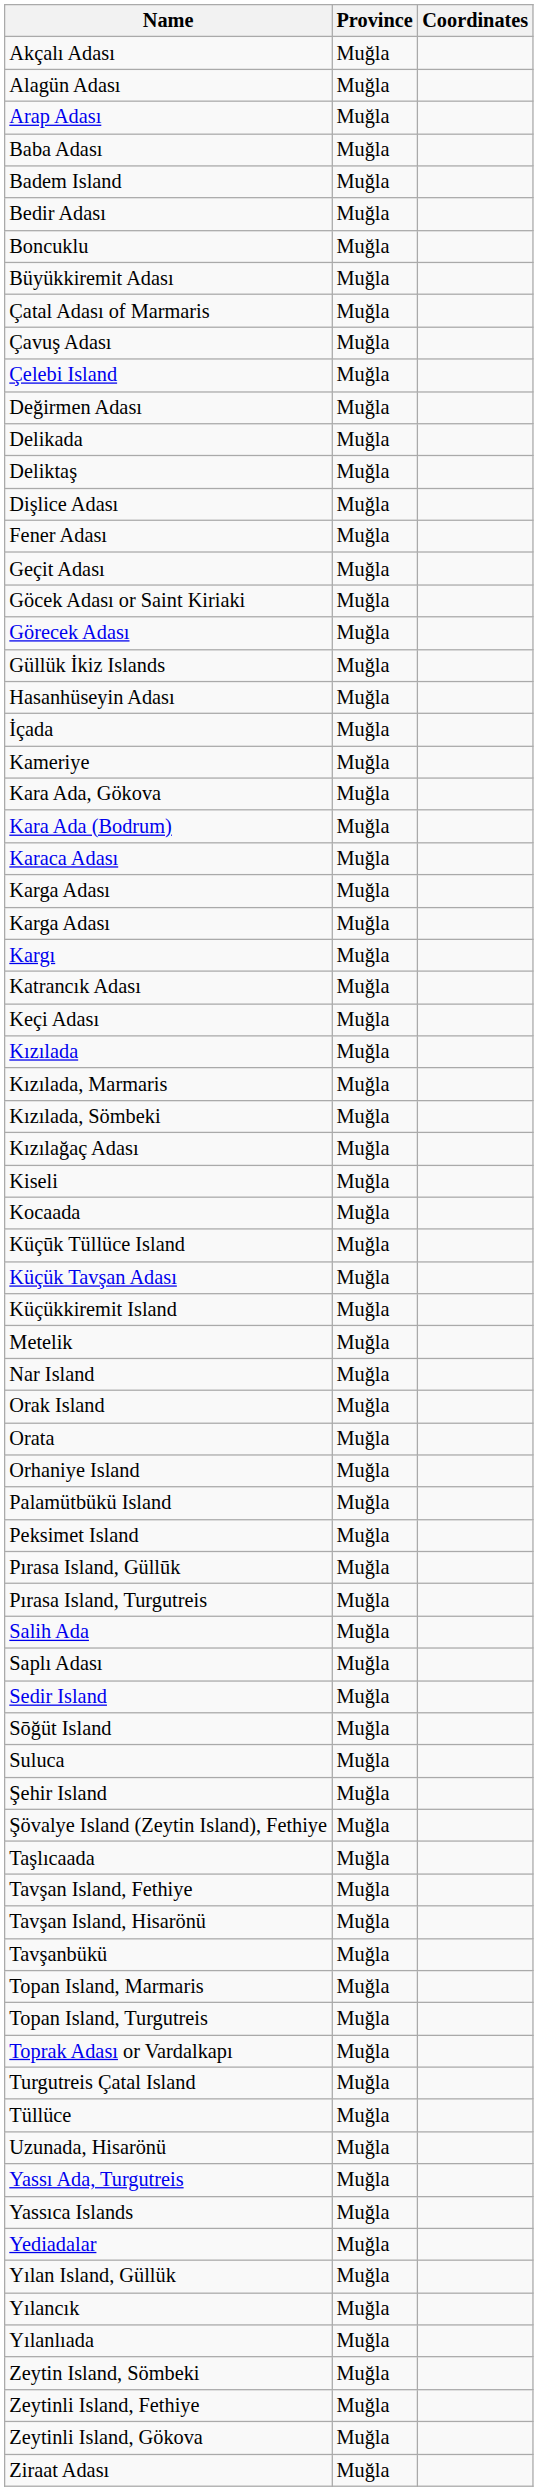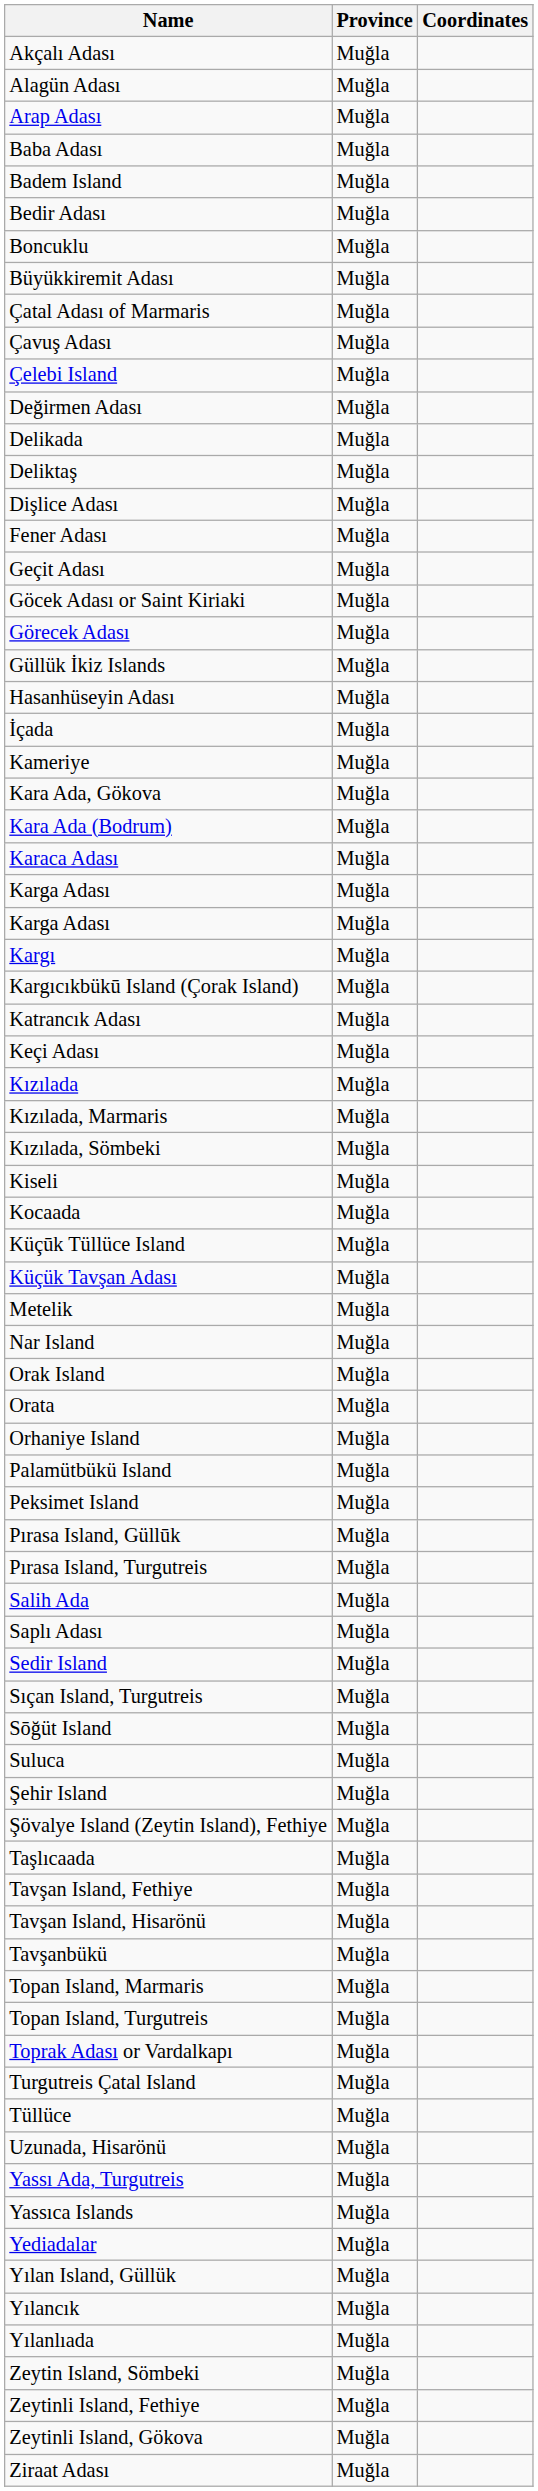+ row: (154, 987)
- row: (74, 1148)
- row: (93, 1309)
+ row: (106, 1696)
